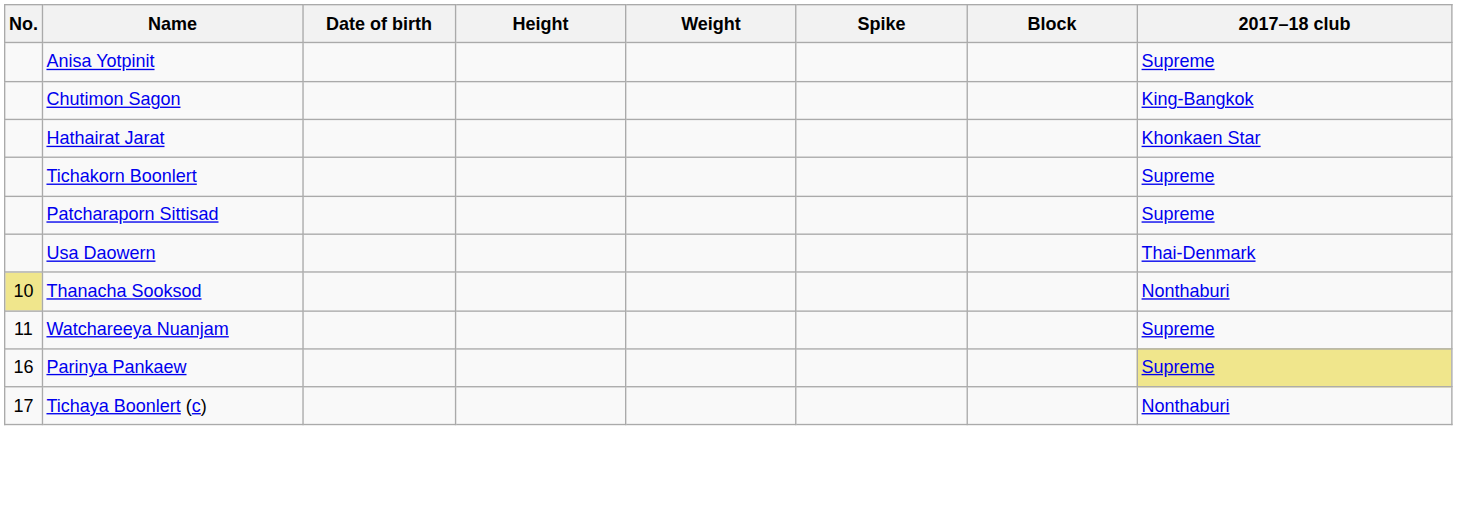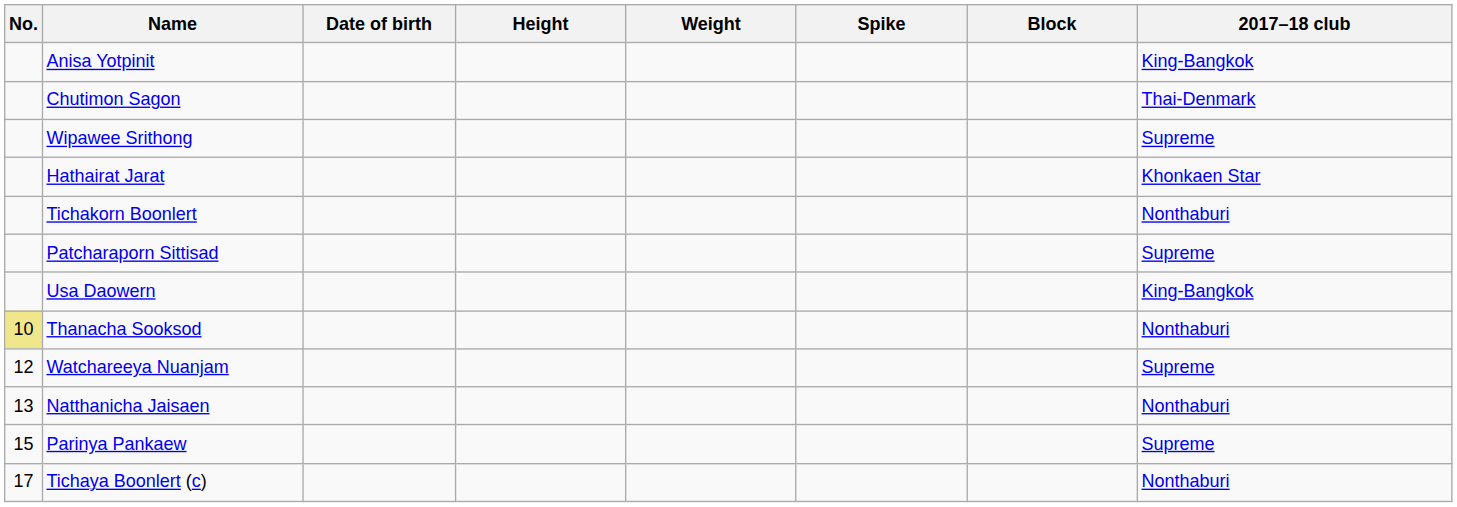(1178, 62) Supreme -> (1198, 62) King-Bangkok
(1198, 100) King-Bangkok -> (1199, 100) Thai-Denmark
+ row: (119, 138)
(1178, 176) Supreme -> (1186, 215) Nonthaburi
(1199, 253) Thai-Denmark -> (1198, 291) King-Bangkok
(23, 329) 11 -> (23, 367) 12
+ row: (128, 406)
(23, 367) 16 -> (23, 444) 15
(1178, 367) khaki background -> (1178, 444) no background
